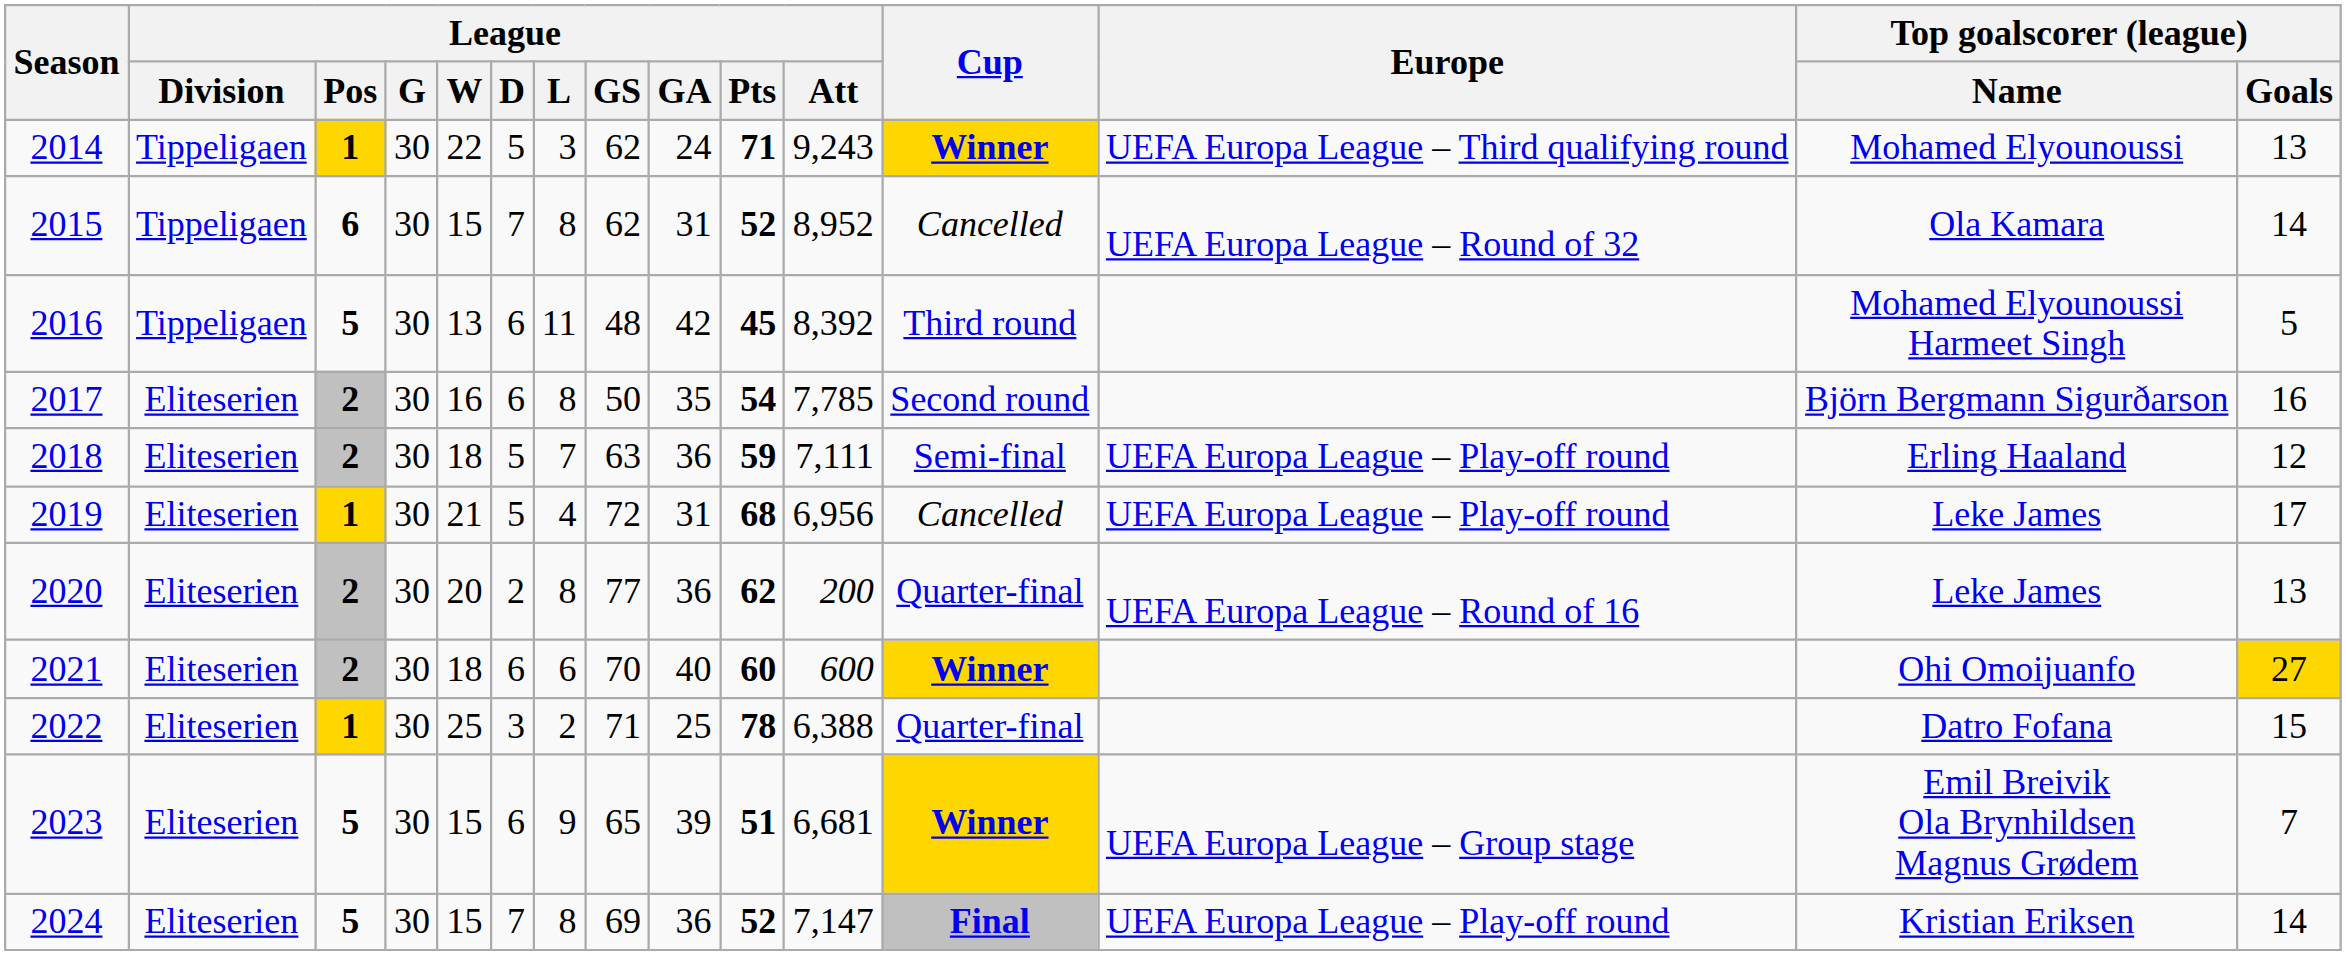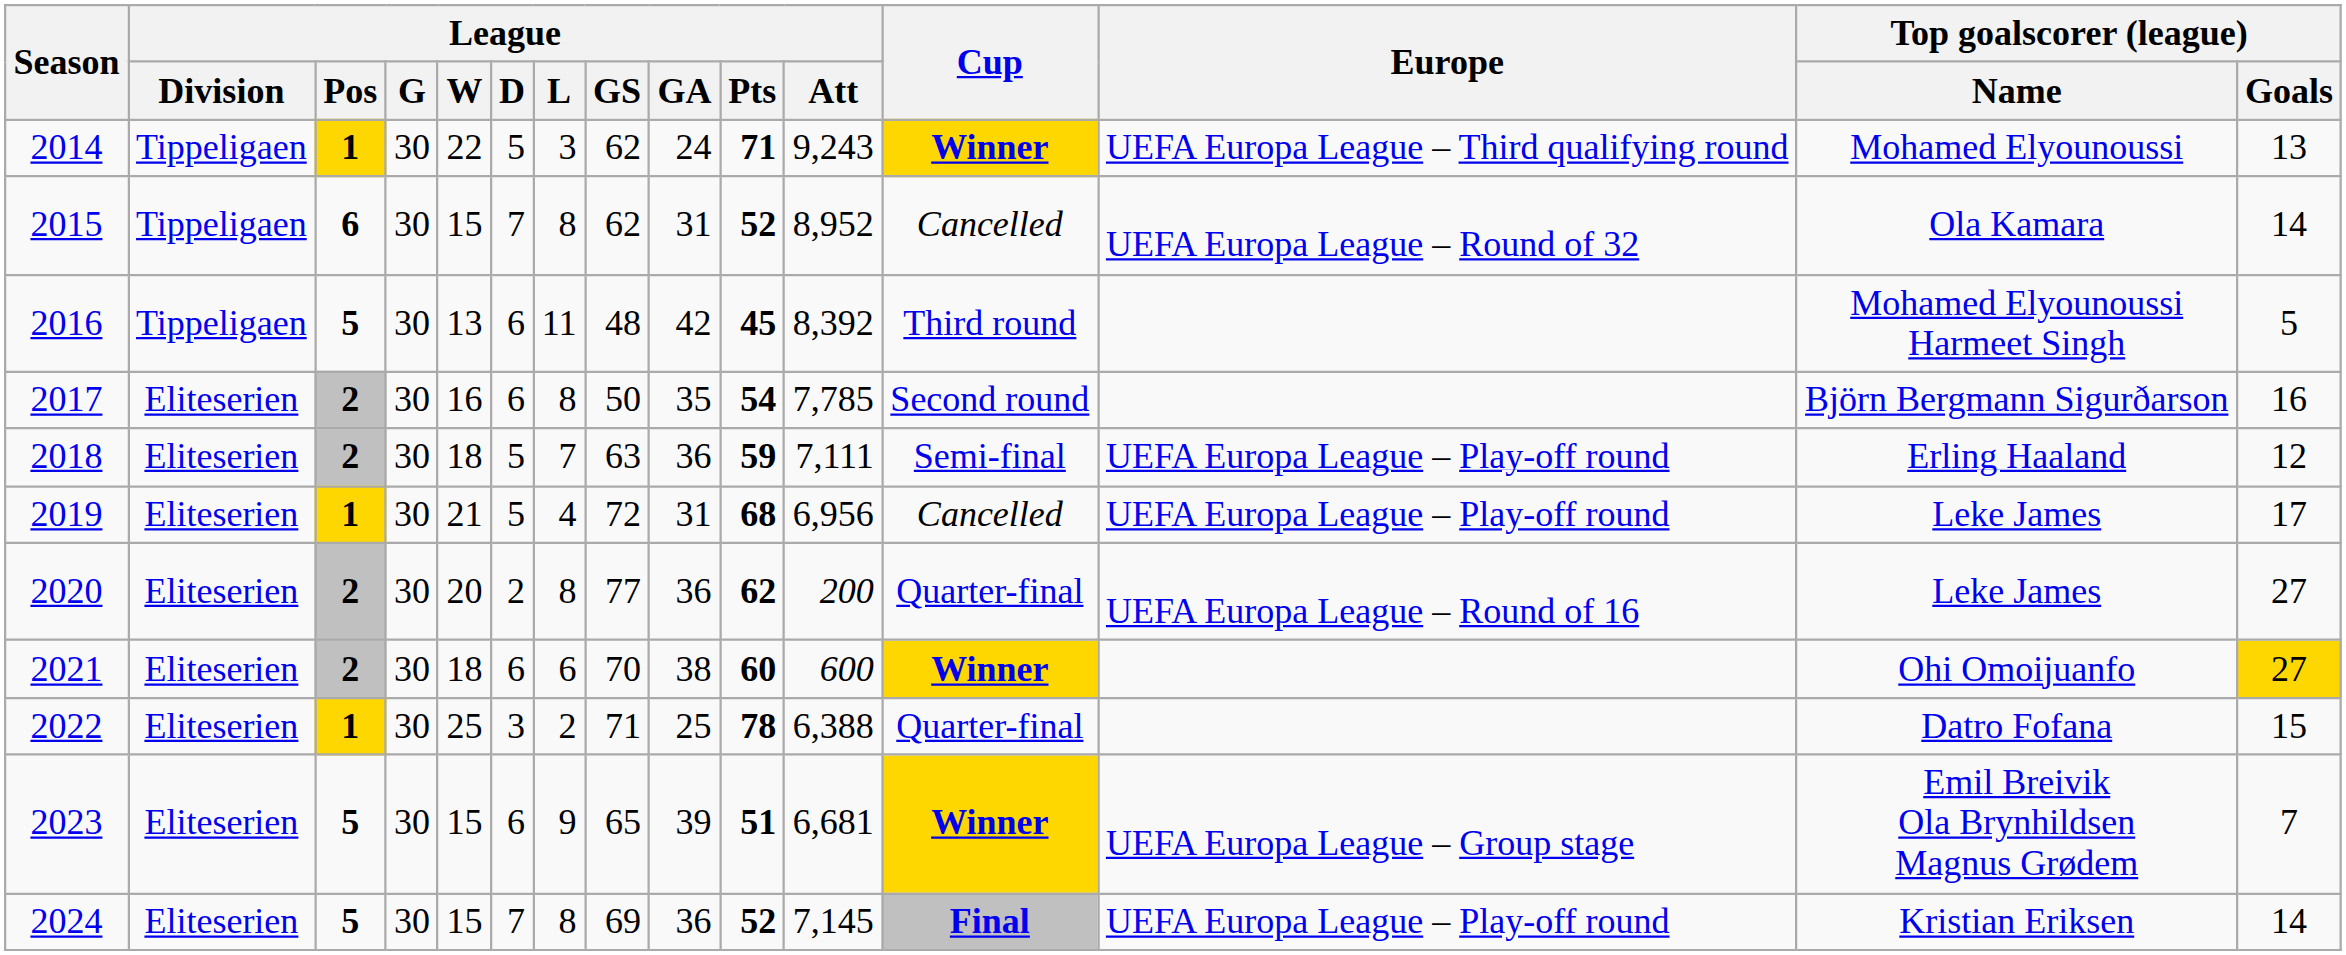(2289, 591) 13 -> (2289, 591) 27
(694, 668) 40 -> (694, 668) 38
(833, 920) 7,147 -> (833, 920) 7,145
